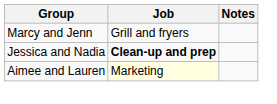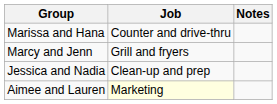+ row: (56, 33)
(163, 52) bold -> (160, 71) normal
